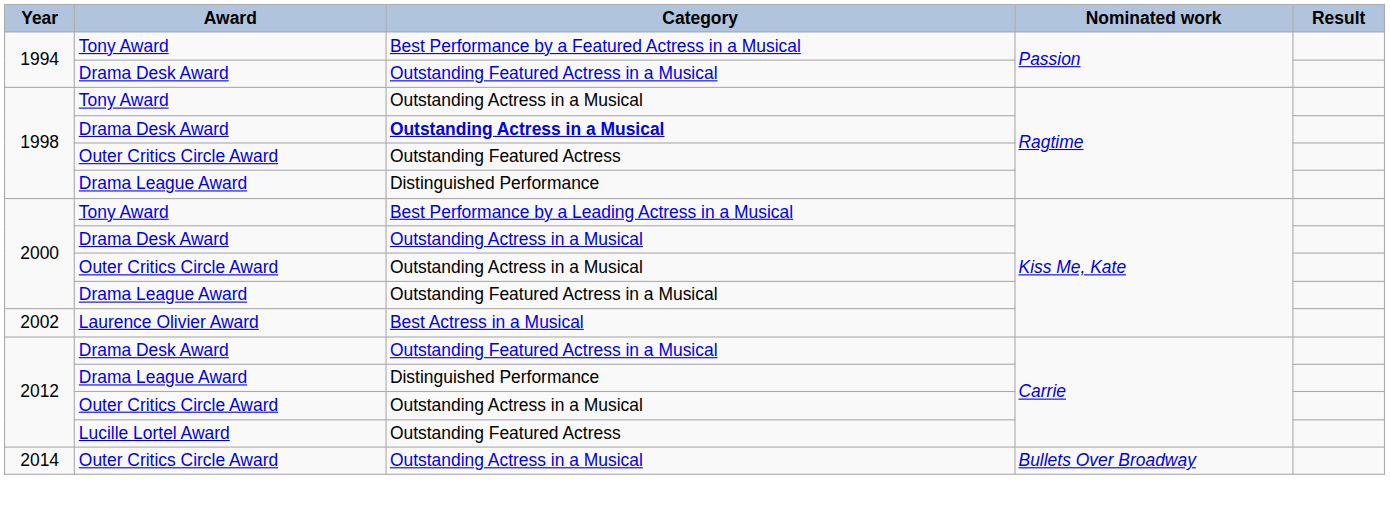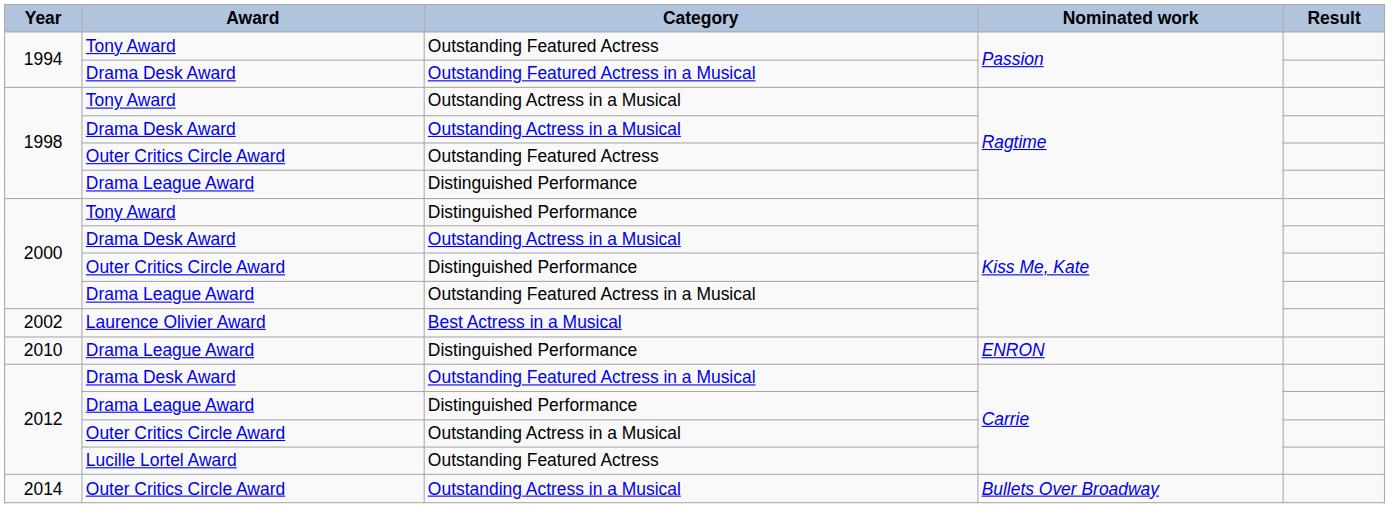(595, 45) Best Performance by a Featured Actress in a Musical -> (543, 45) Outstanding Featured Actress
(527, 128) bold -> (554, 128) normal
(592, 211) Best Performance by a Leading Actress in a Musical -> (533, 211) Distinguished Performance
(516, 267) Outstanding Actress in a Musical -> (533, 267) Distinguished Performance
+ row: (43, 350)
